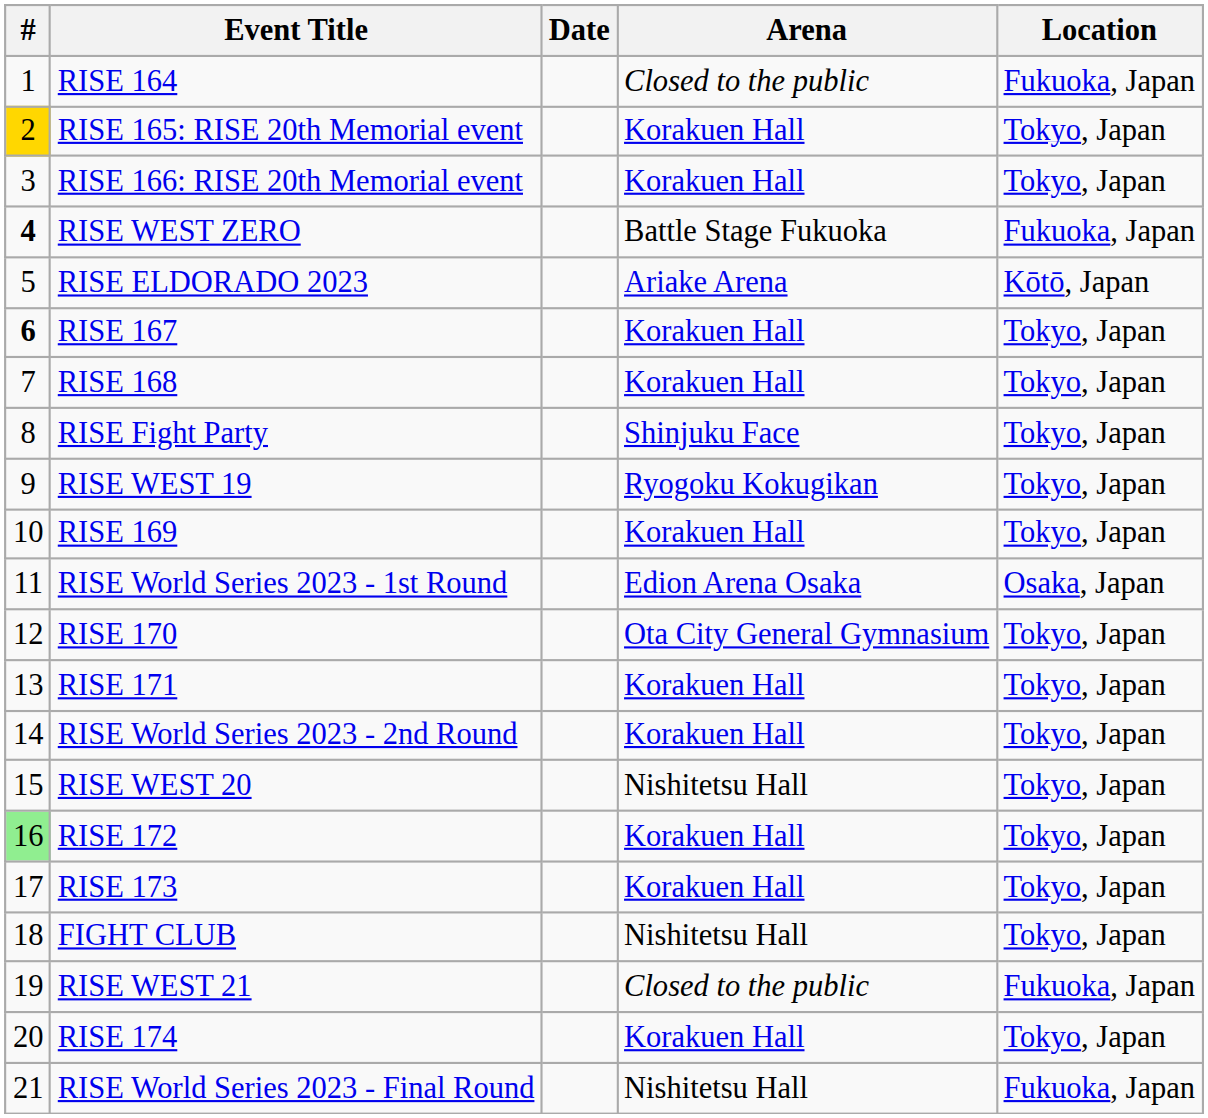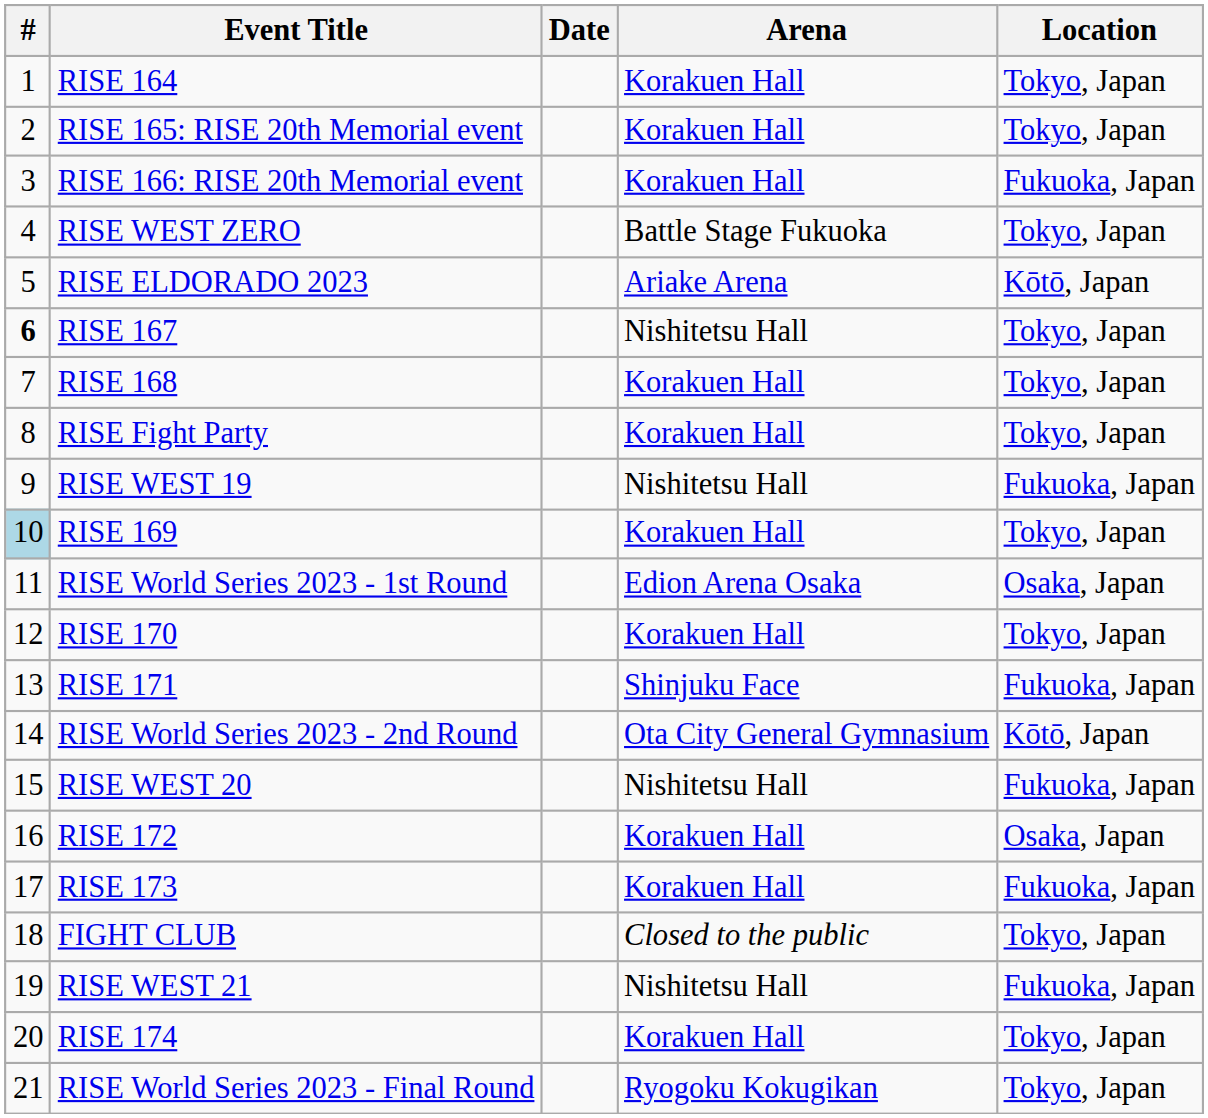(746, 80) Closed to the public -> (714, 80) Korakuen Hall
(1099, 80) Fukuoka, Japan -> (1085, 80) Tokyo, Japan
(28, 130) gold background -> (28, 130) no background
(1085, 181) Tokyo, Japan -> (1099, 181) Fukuoka, Japan
(28, 231) bold -> (28, 231) normal
(1099, 231) Fukuoka, Japan -> (1085, 231) Tokyo, Japan
(714, 332) Korakuen Hall -> (716, 332) Nishitetsu Hall
(712, 432) Shinjuku Face -> (714, 432) Korakuen Hall
(751, 483) Ryogoku Kokugikan -> (716, 483) Nishitetsu Hall
(1085, 483) Tokyo, Japan -> (1099, 483) Fukuoka, Japan
(28, 533) no background -> (28, 533) lightblue background
(807, 634) Ota City General Gymnasium -> (714, 634) Korakuen Hall
(714, 684) Korakuen Hall -> (712, 684) Shinjuku Face
(1085, 684) Tokyo, Japan -> (1099, 684) Fukuoka, Japan
(714, 734) Korakuen Hall -> (807, 734) Ota City General Gymnasium
(1085, 734) Tokyo, Japan -> (1076, 734) Kōtō, Japan
(1085, 785) Tokyo, Japan -> (1099, 785) Fukuoka, Japan
(28, 835) lightgreen background -> (28, 835) no background
(1085, 835) Tokyo, Japan -> (1084, 835) Osaka, Japan
(1085, 886) Tokyo, Japan -> (1099, 886) Fukuoka, Japan
(716, 936) Nishitetsu Hall -> (746, 936) Closed to the public
(746, 986) Closed to the public -> (716, 986) Nishitetsu Hall
(716, 1087) Nishitetsu Hall -> (751, 1087) Ryogoku Kokugikan
(1099, 1087) Fukuoka, Japan -> (1085, 1087) Tokyo, Japan
